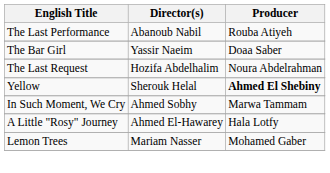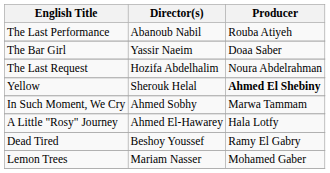+ row: (33, 141)
